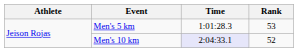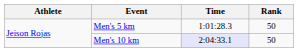(271, 26) 53 -> (271, 26) 50
(271, 41) 52 -> (271, 41) 50
